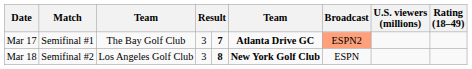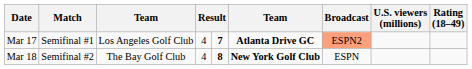(146, 40) The Bay Golf Club -> (146, 40) Los Angeles Golf Club
(204, 40) 3 -> (204, 40) 4
(146, 56) Los Angeles Golf Club -> (146, 56) The Bay Golf Club
(204, 56) 3 -> (204, 56) 4
